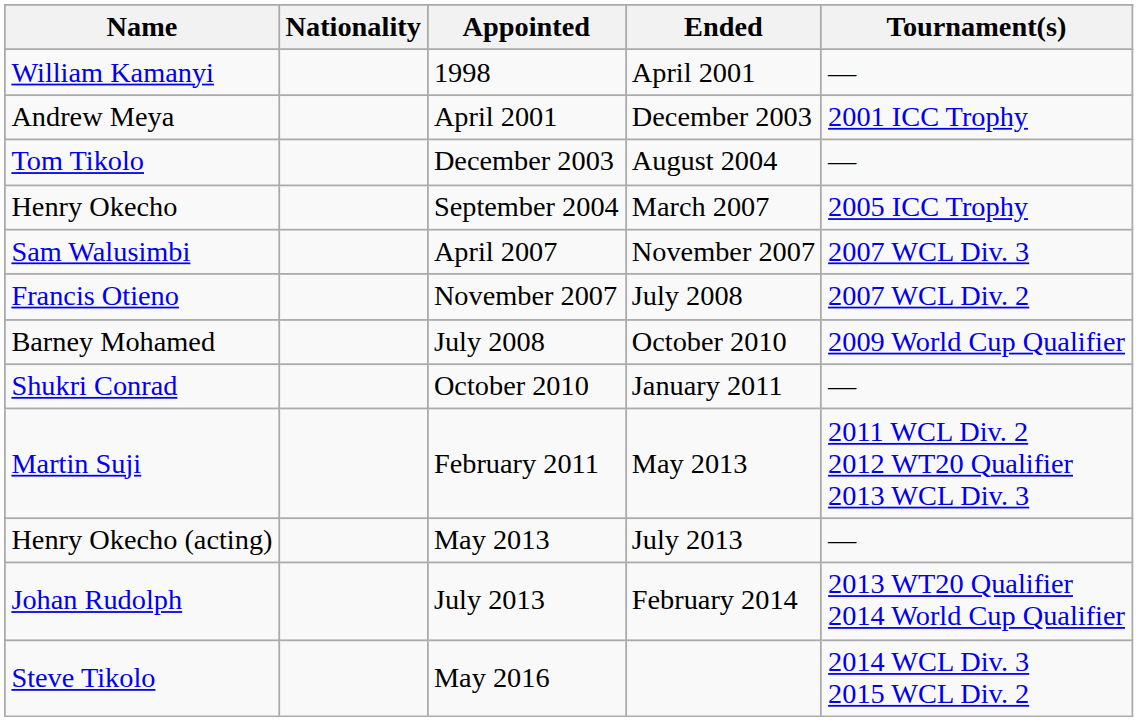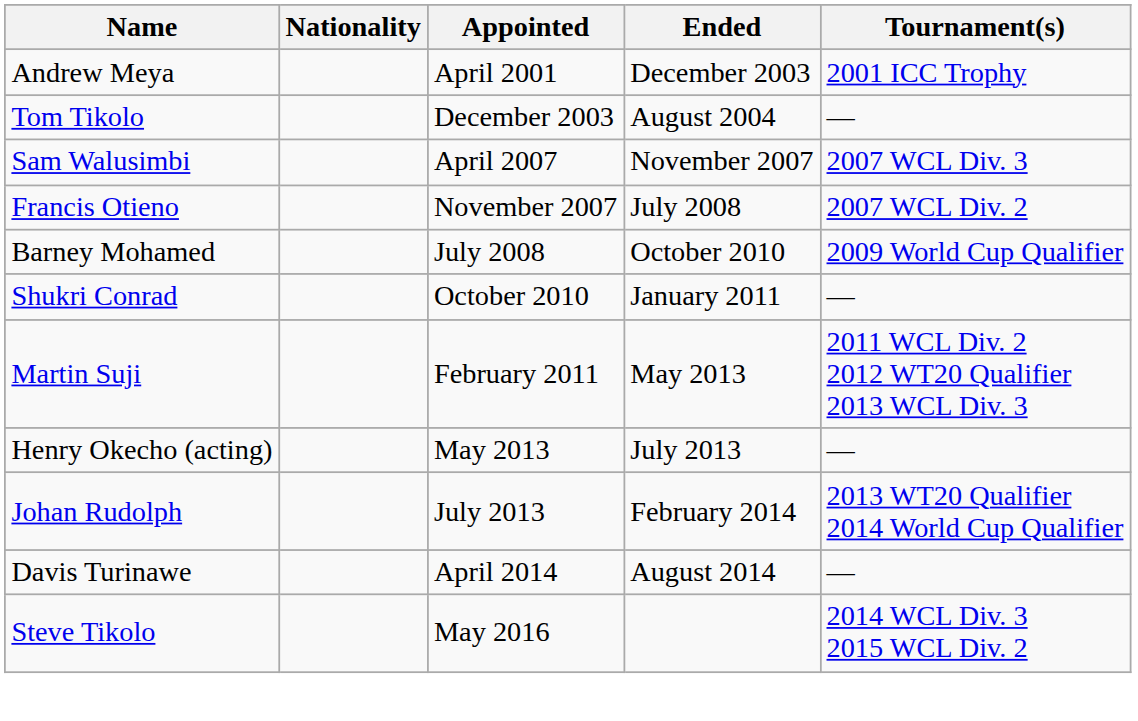- row: (113, 71)
- row: (94, 206)
+ row: (101, 571)
